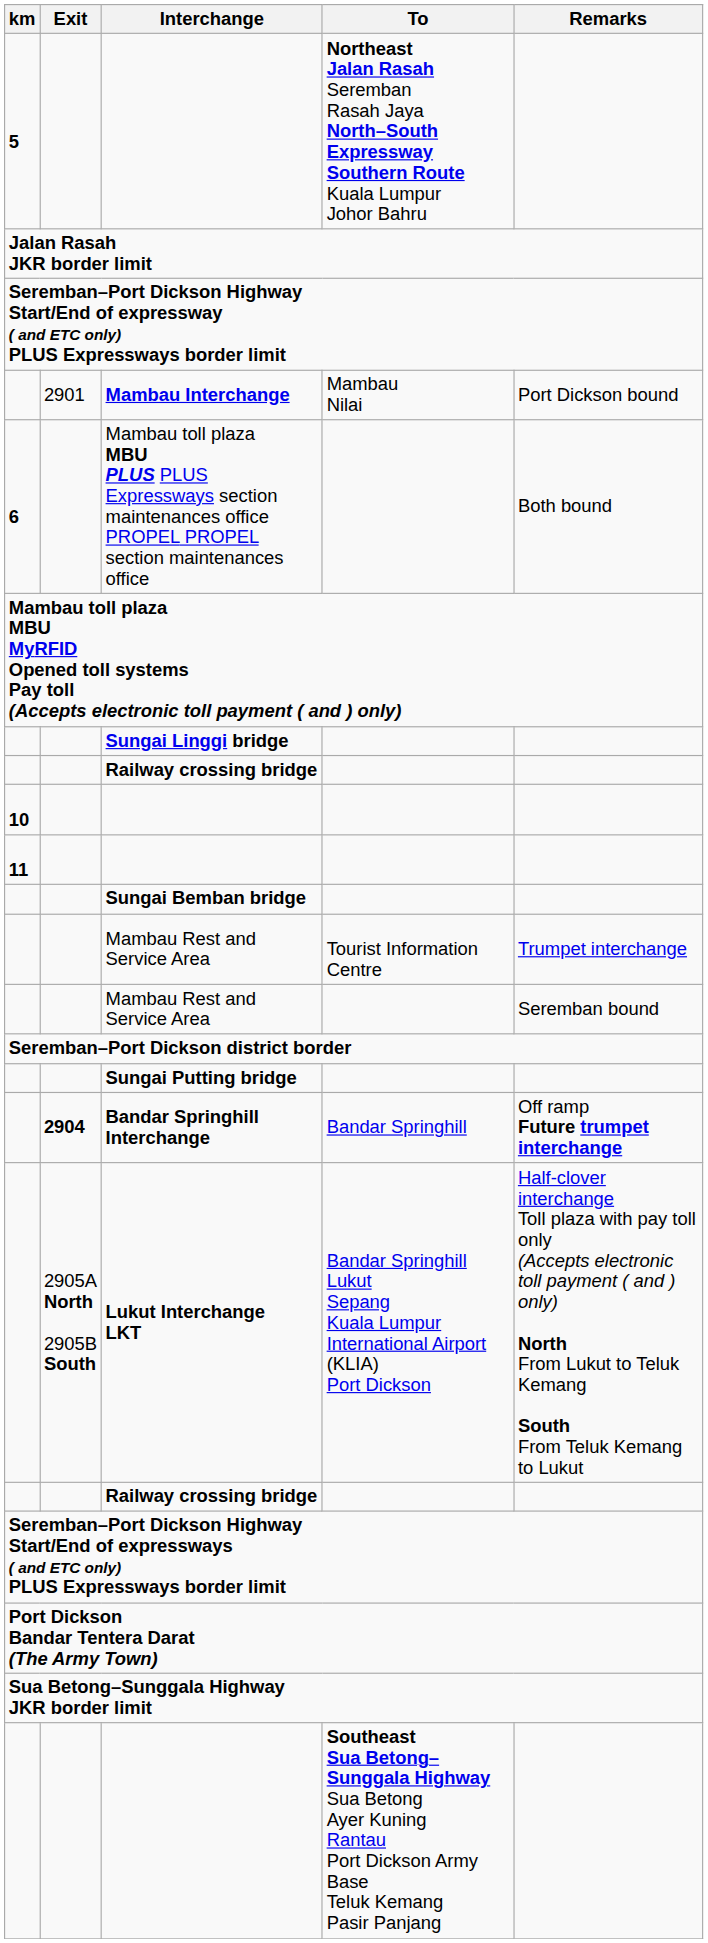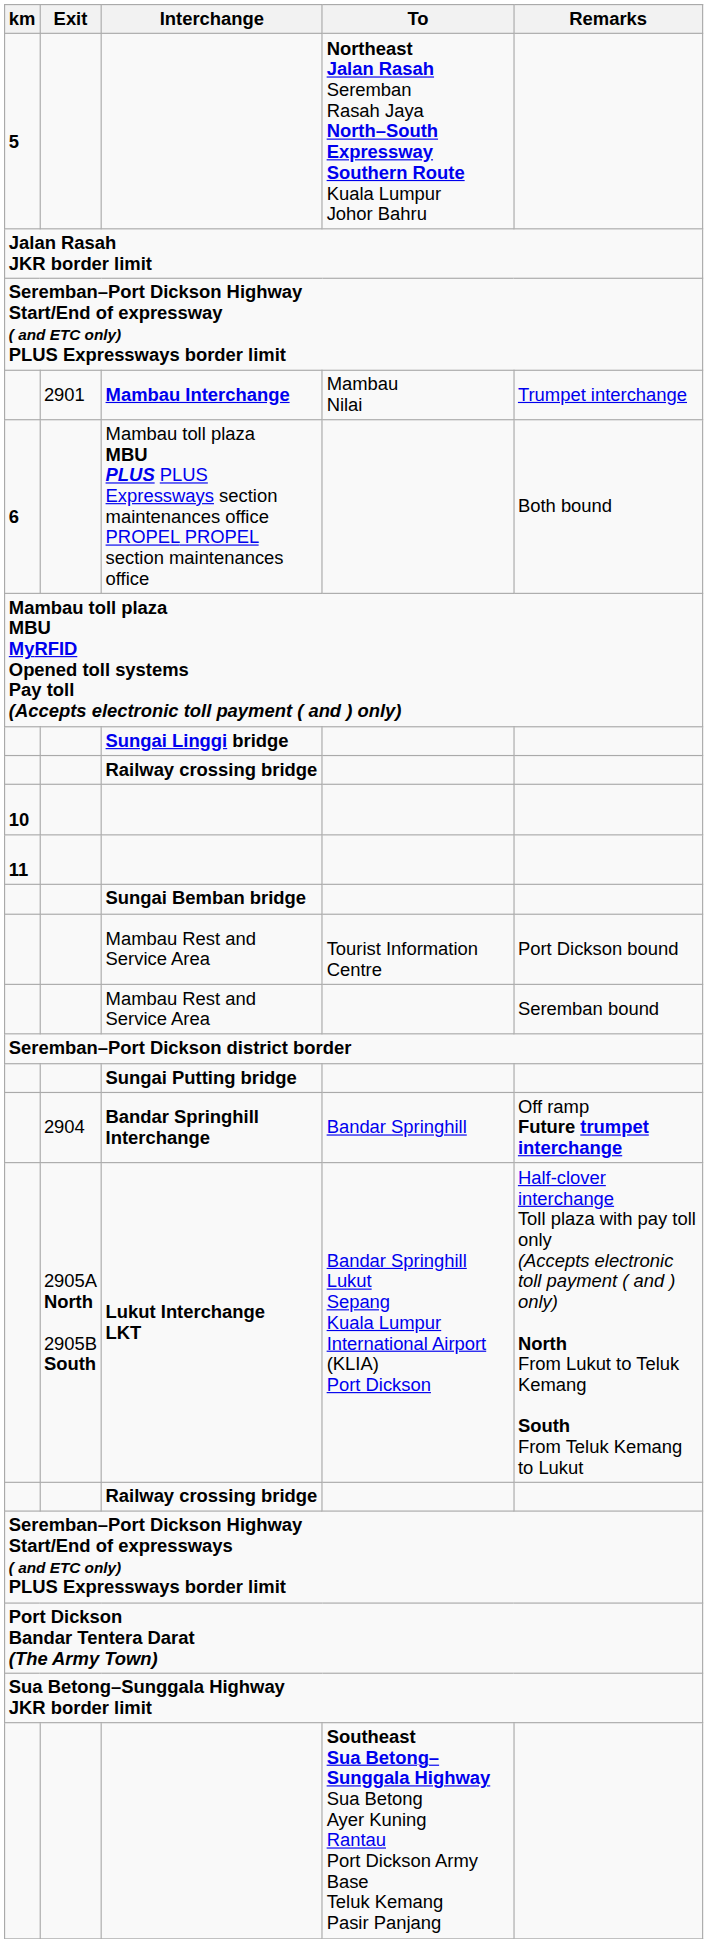(598, 394) Port Dickson bound -> (602, 394) Trumpet interchange
(602, 948) Trumpet interchange -> (598, 948) Port Dickson bound
(64, 1127) bold -> (64, 1127) normal
